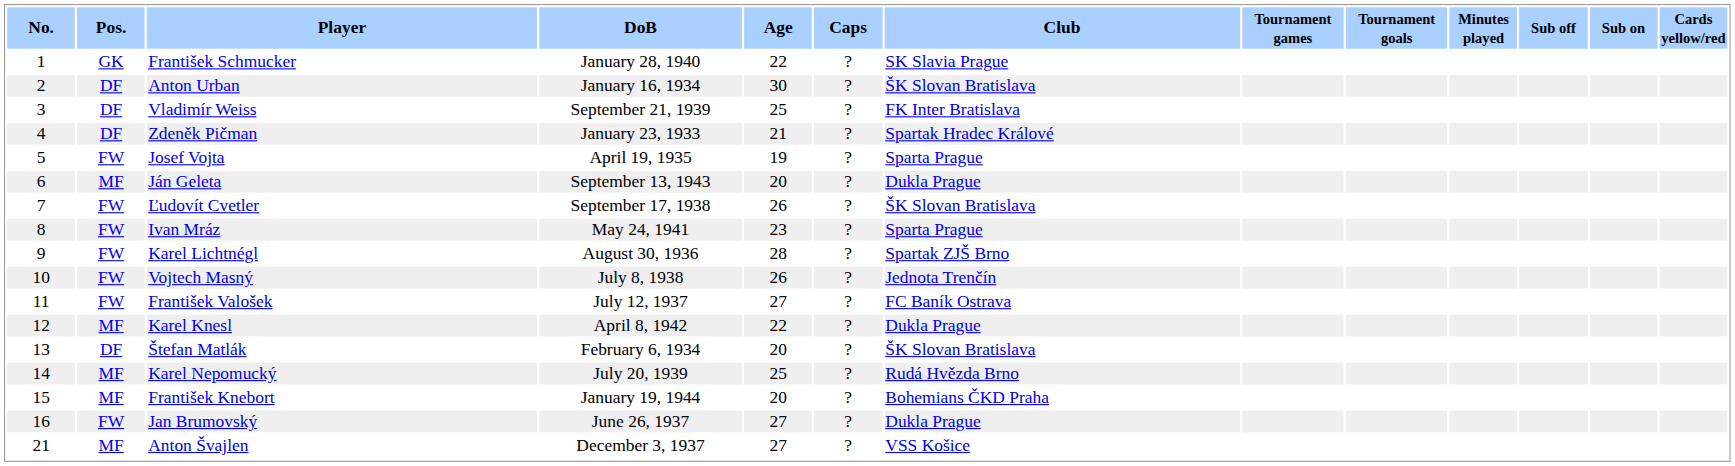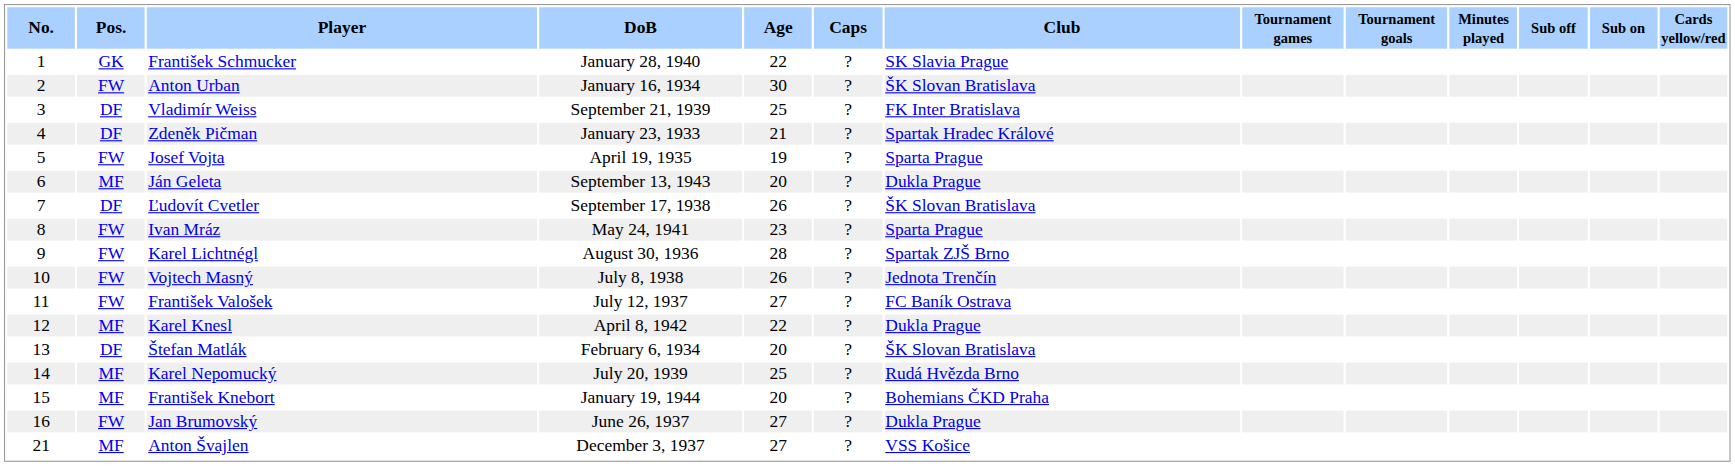(111, 85) DF -> (111, 85) FW
(111, 205) FW -> (111, 205) DF
